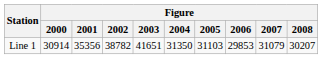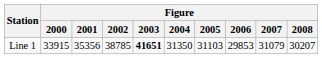(56, 45) 30914 -> (56, 45) 33915
(118, 45) 38782 -> (118, 45) 38785
(149, 45) normal -> (149, 45) bold
